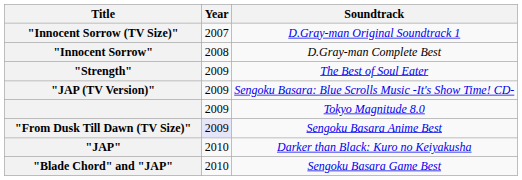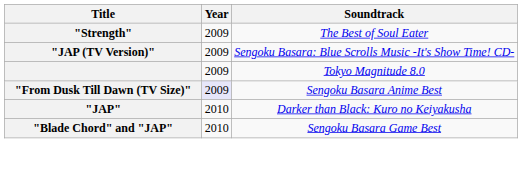- row: (103, 33)
- row: (103, 52)
